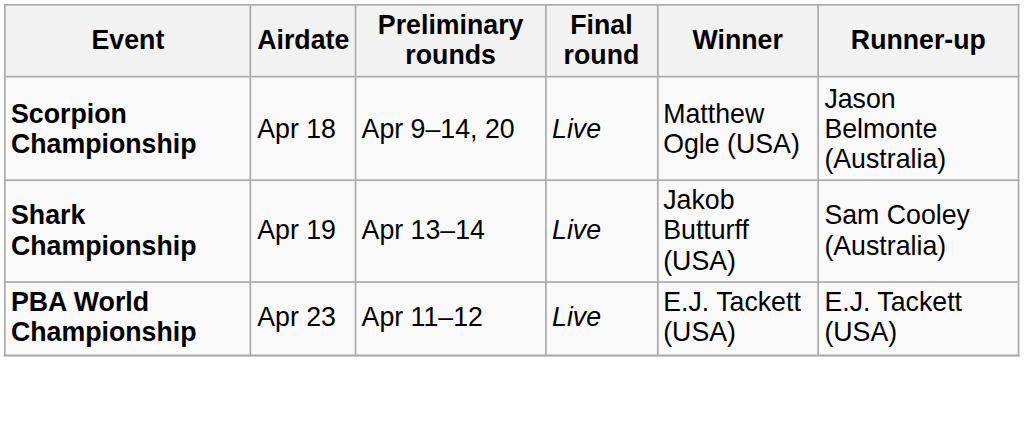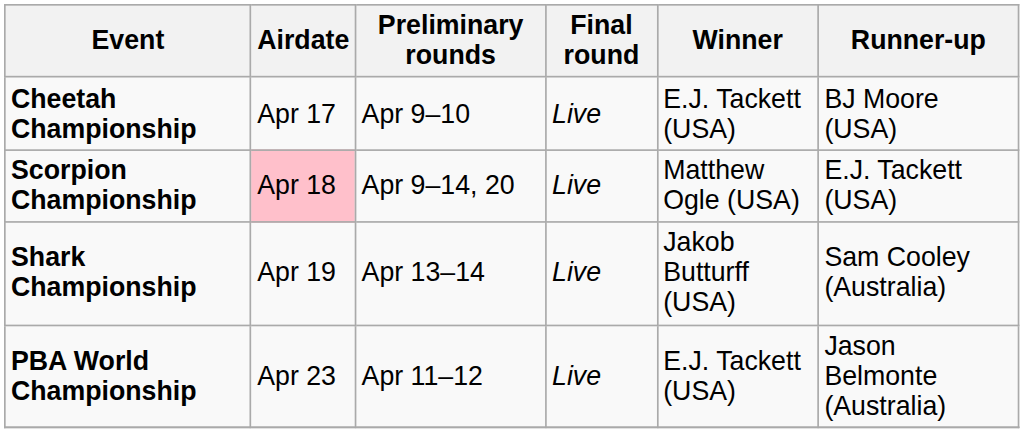+ row: (104, 113)
(297, 128) no background -> (297, 185) pink background
(885, 128) Jason Belmonte (Australia) -> (893, 185) E.J. Tackett (USA)
(893, 318) E.J. Tackett (USA) -> (885, 375) Jason Belmonte (Australia)
